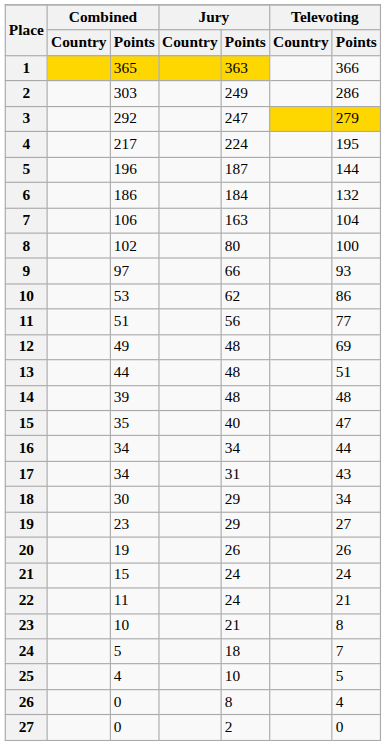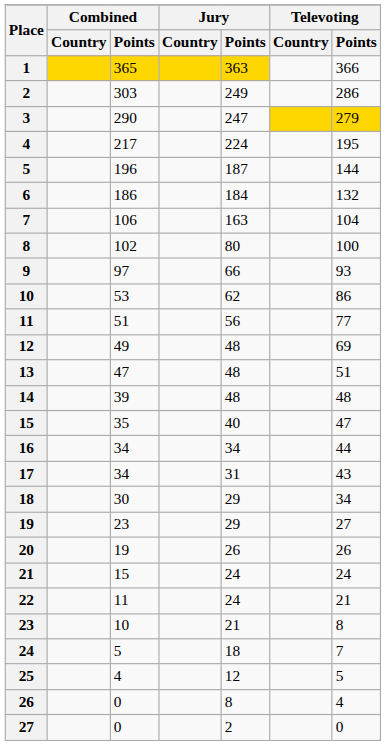(125, 118) 292 -> (125, 118) 290
(122, 372) 44 -> (122, 372) 47
(233, 676) 10 -> (233, 676) 12
